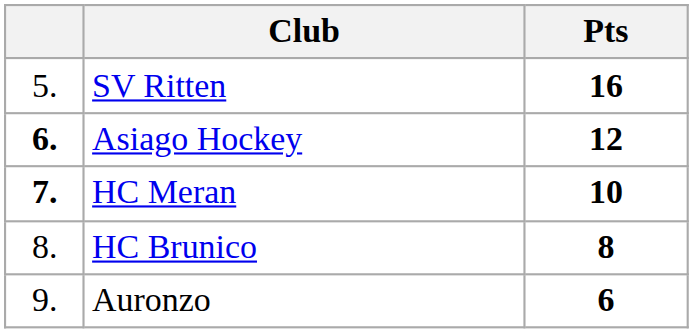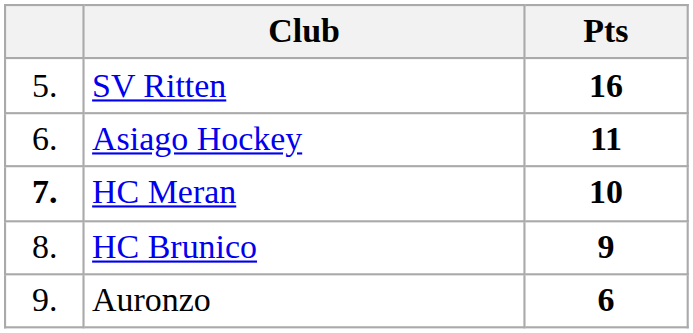(45, 138) bold -> (45, 138) normal
(606, 138) 12 -> (606, 138) 11
(606, 246) 8 -> (606, 246) 9
